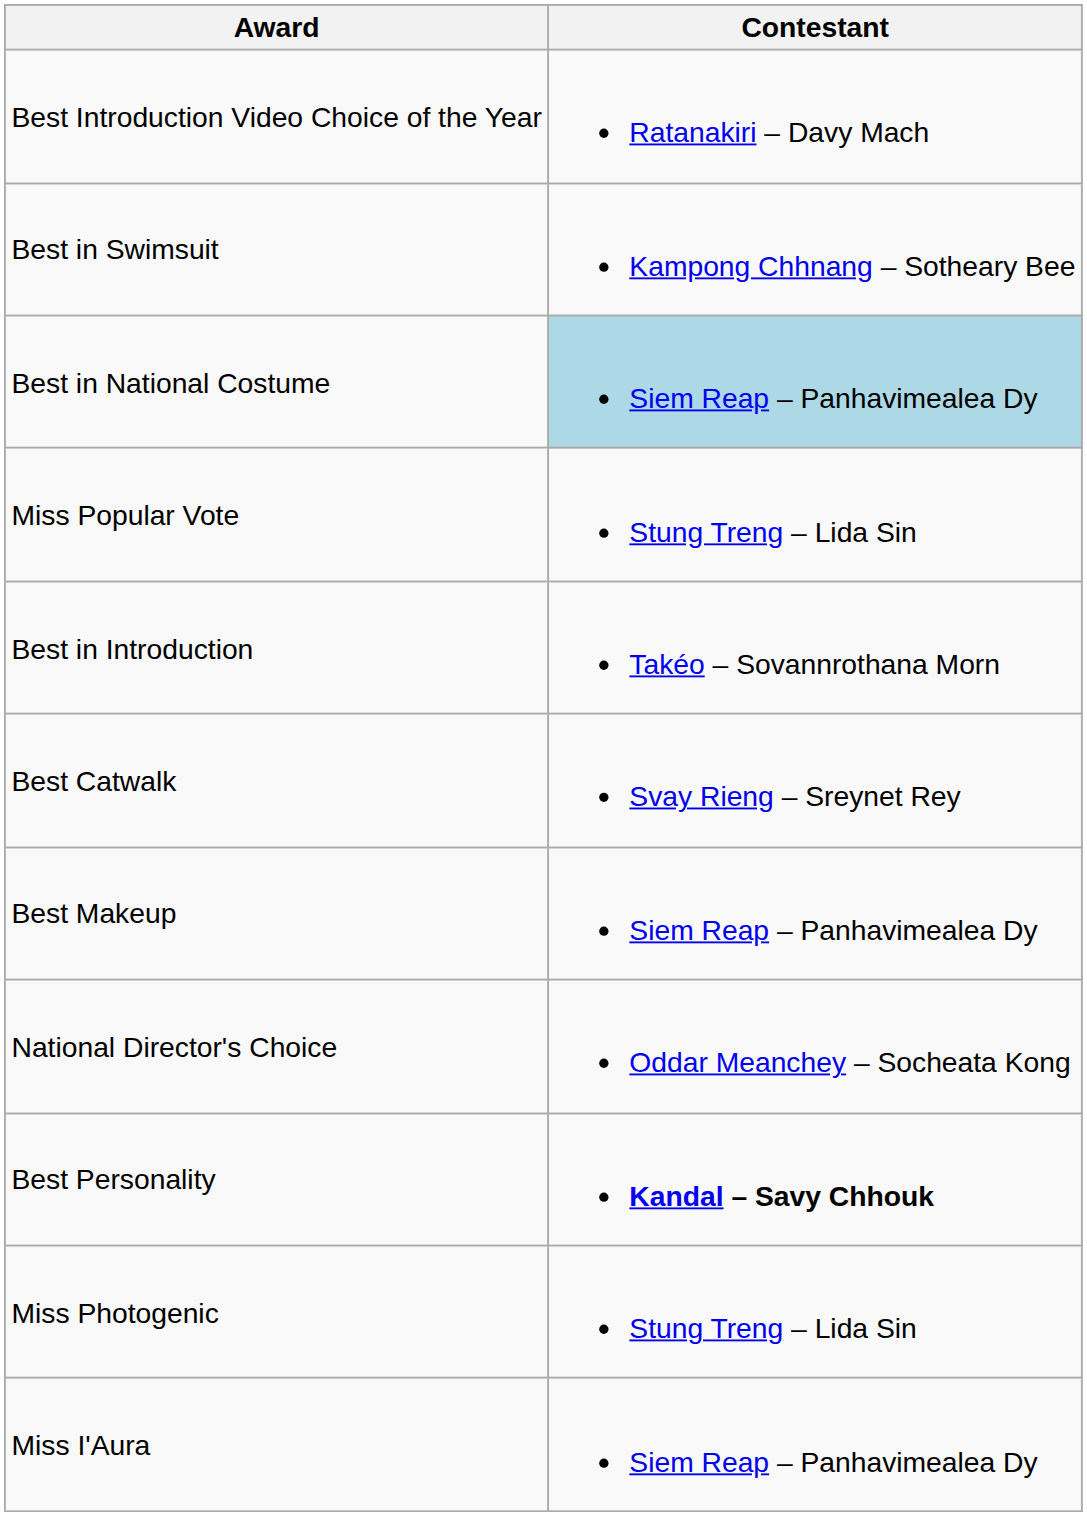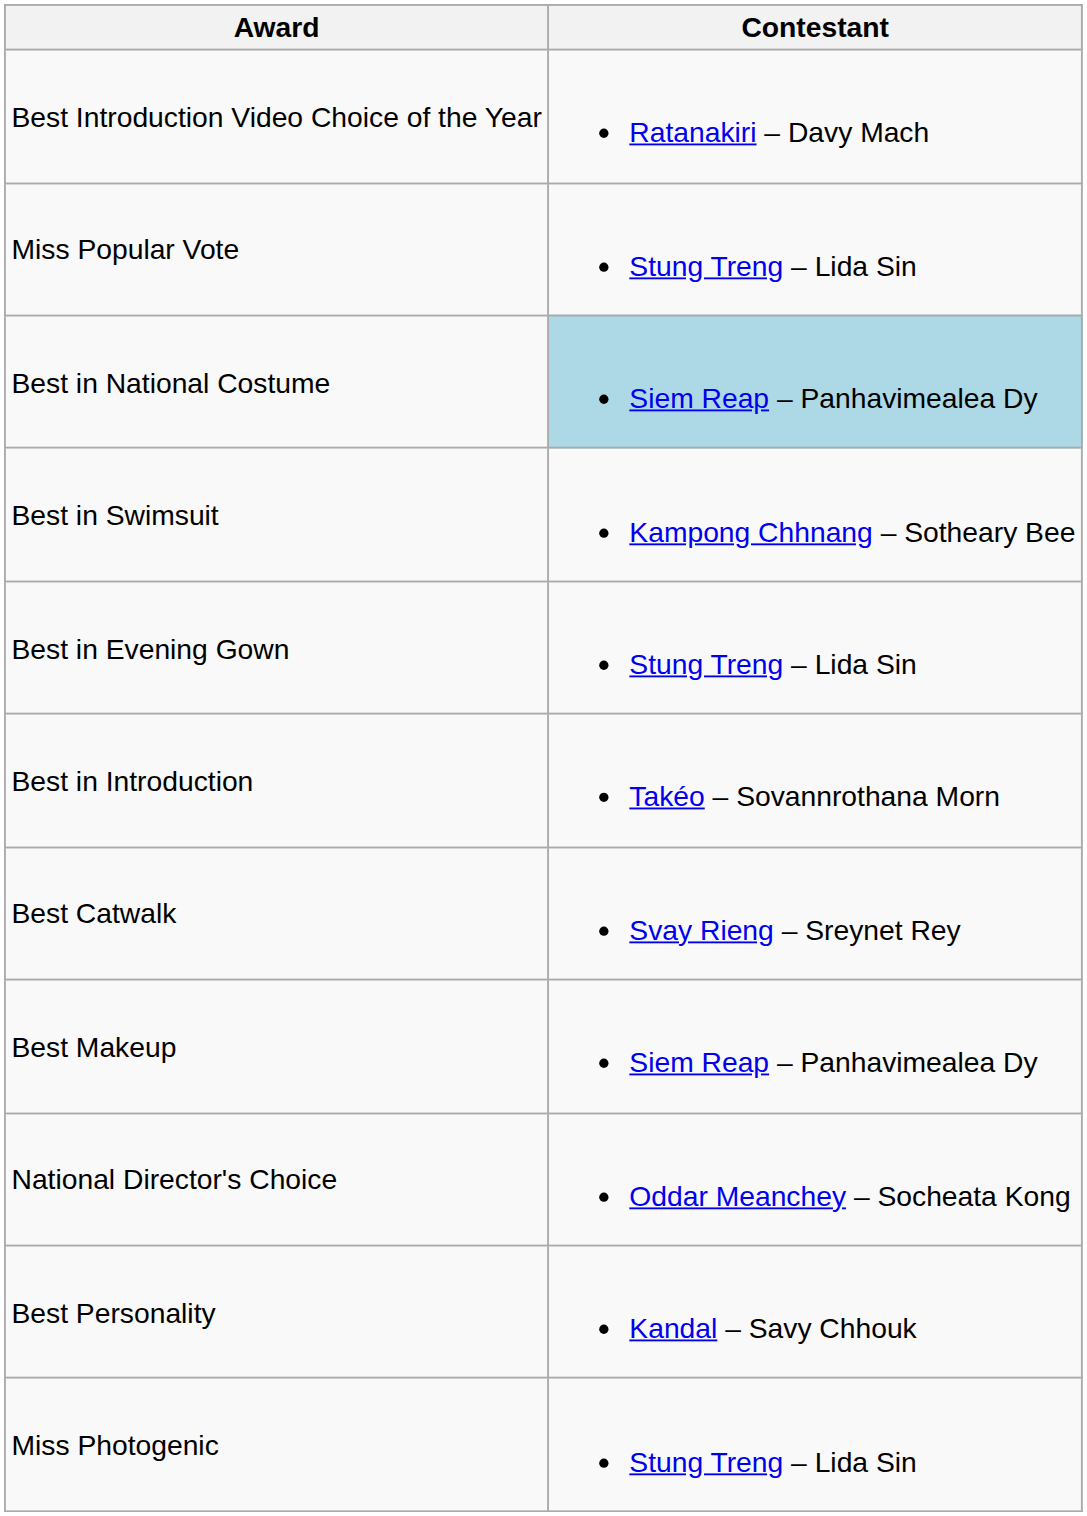rows swapped: (125, 515) <-> (115, 249)
+ row: (150, 648)
(815, 1195) bold -> (815, 1328) normal
- row: (81, 1445)
